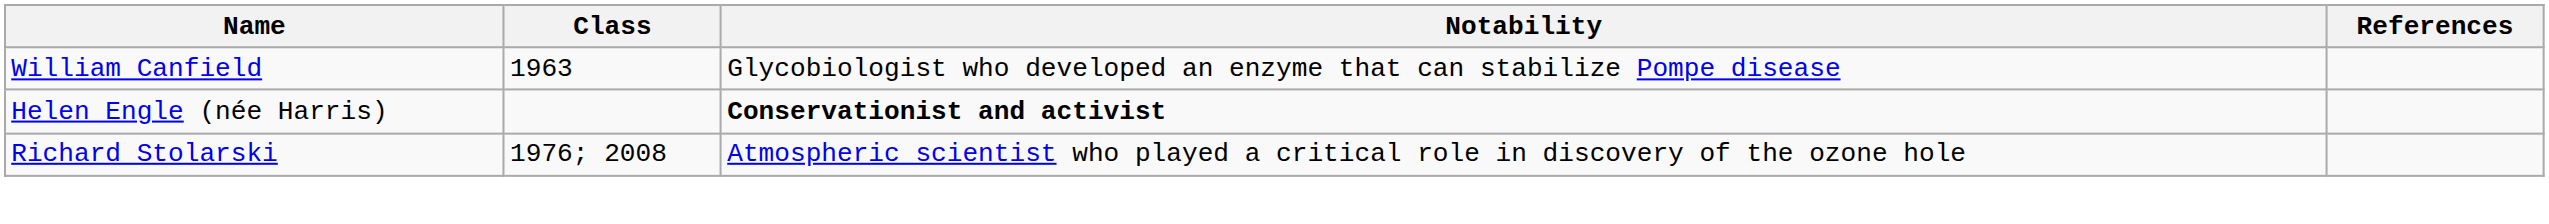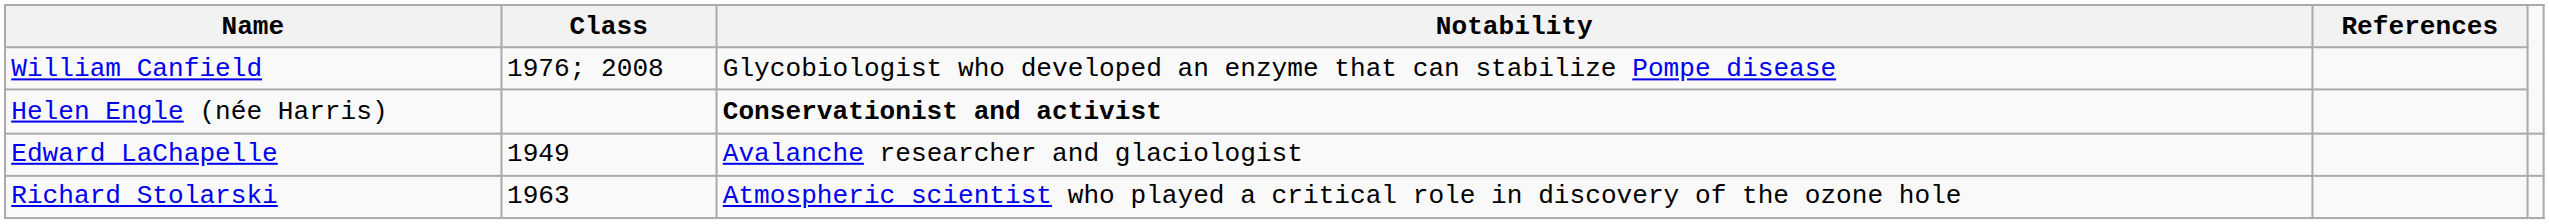(541, 69) 1963 -> (585, 69) 1976; 2008
+ row: (145, 154)
(588, 154) 1976; 2008 -> (538, 197) 1963
